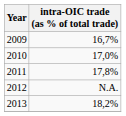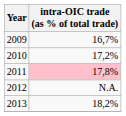(105, 55) 17,0% -> (105, 55) 17,2%
(105, 71) no background -> (105, 71) pink background
